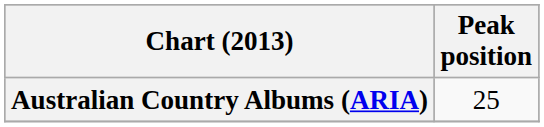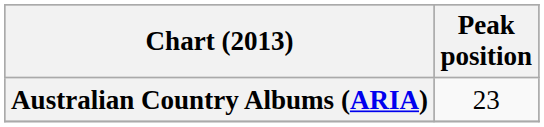(486, 99) 25 -> (486, 99) 23
